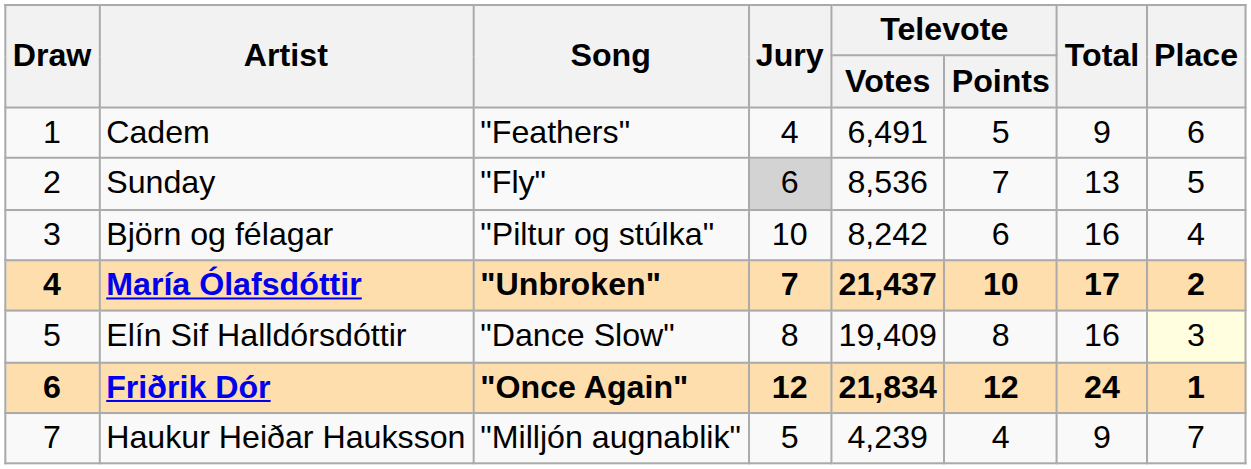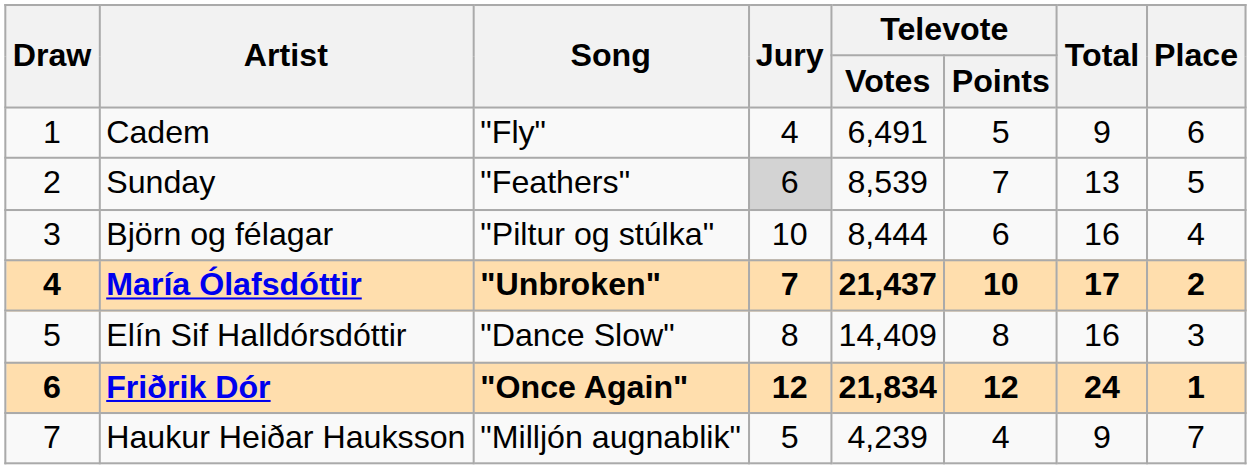(555, 132) "Feathers" -> (513, 132) "Fly"
(513, 183) "Fly" -> (555, 183) "Feathers"
(888, 183) 8,536 -> (888, 183) 8,539
(888, 234) 8,242 -> (888, 234) 8,444
(888, 336) 19,409 -> (888, 336) 14,409
(1196, 336) lightyellow background -> (1196, 336) no background
